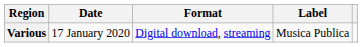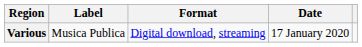columns swapped: (91, 13) <-> (313, 13)
